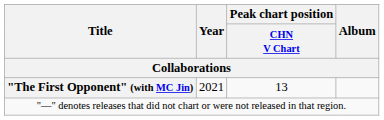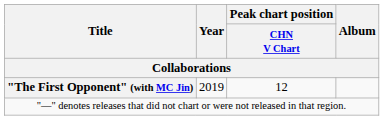(212, 87) 2021 -> (212, 87) 2019
(281, 87) 13 -> (281, 87) 12
